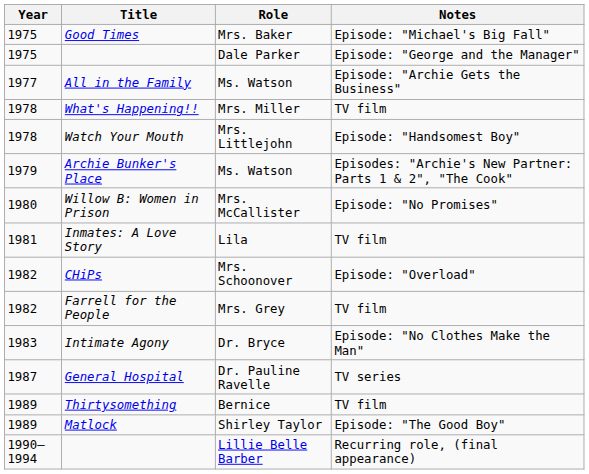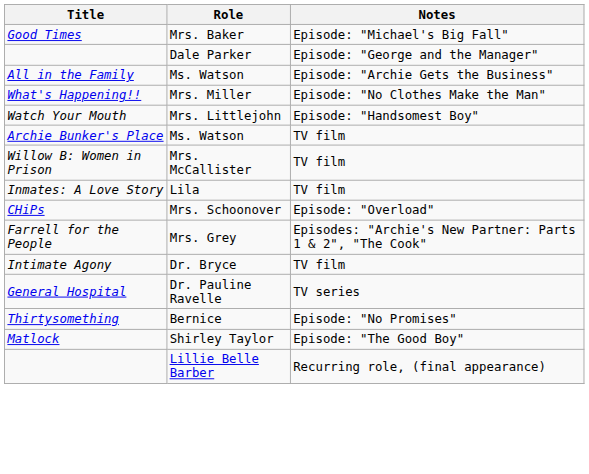- column: (33, 15)
(360, 109) TV film -> (420, 95) Episode: "No Clothes Make the Man"
(453, 171) Episodes: "Archie's New Partner: Parts 1 & 2", "The Cook" -> (319, 135) TV film
(416, 205) Episode: "No Promises" -> (319, 163) TV film
(360, 308) TV film -> (434, 237) Episodes: "Archie's New Partner: Parts 1 & 2", "The Cook"
(442, 343) Episode: "No Clothes Make the Man" -> (319, 264) TV film
(360, 404) TV film -> (375, 319) Episode: "No Promises"
